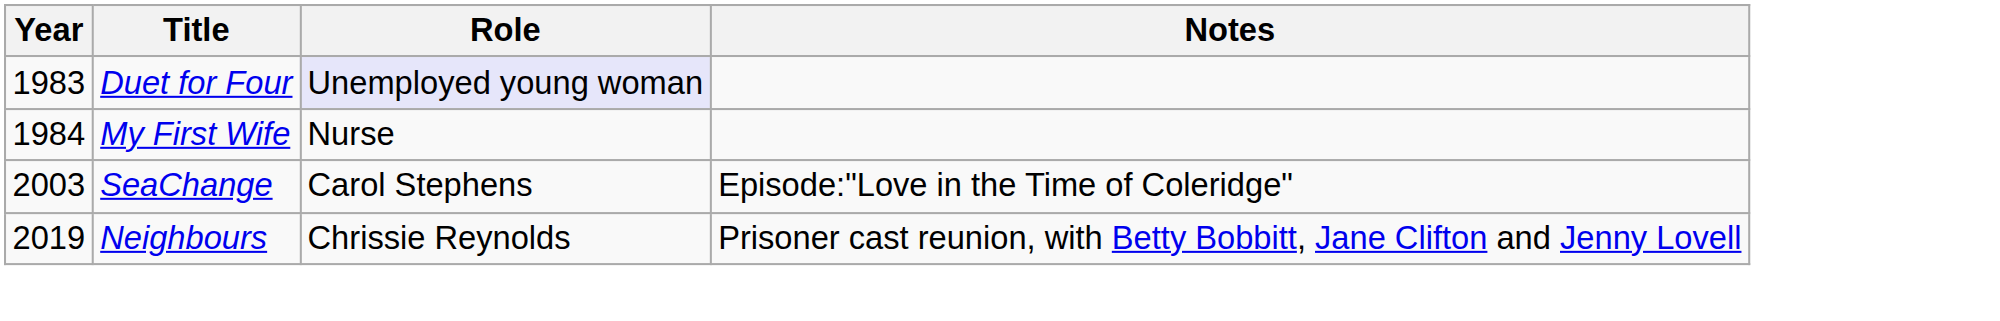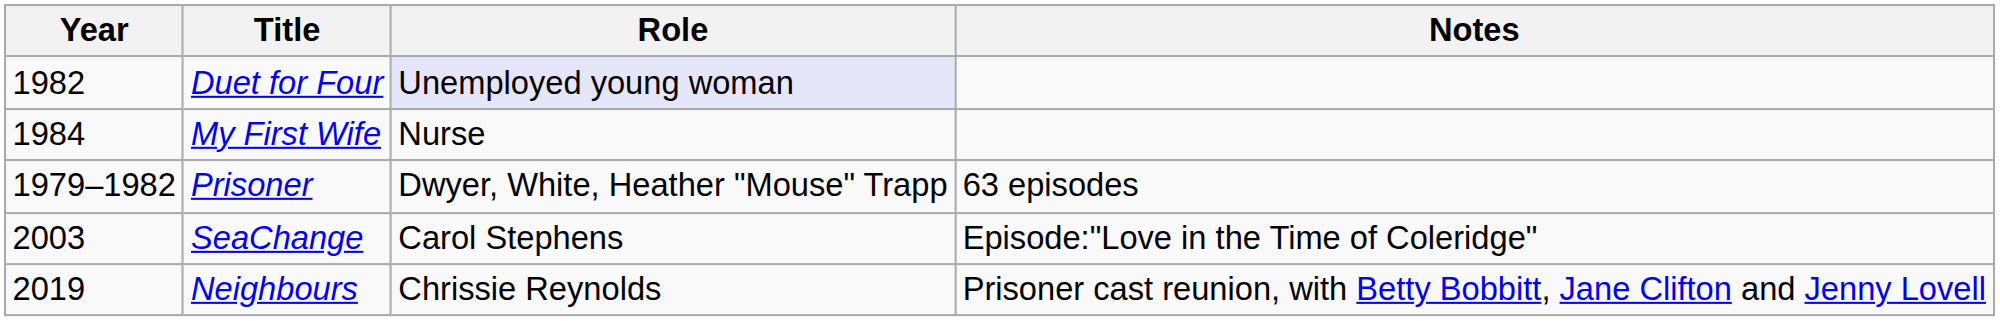(49, 82) 1983 -> (49, 82) 1982
+ row: (252, 185)
